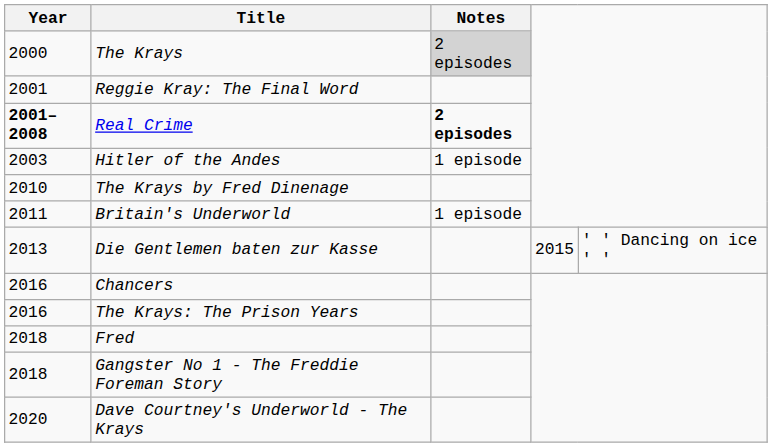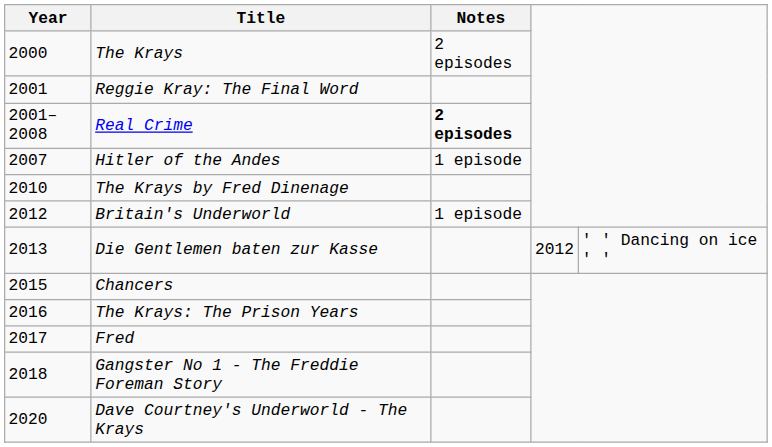(473, 54) lightgrey background -> (473, 54) no background
(33, 125) bold -> (33, 125) normal
(28, 161) 2003 -> (28, 161) 2007
(28, 214) 2011 -> (28, 214) 2012
(555, 250) 2015 -> (555, 250) 2012
(28, 286) 2016 -> (28, 286) 2015
(28, 339) 2018 -> (28, 339) 2017
